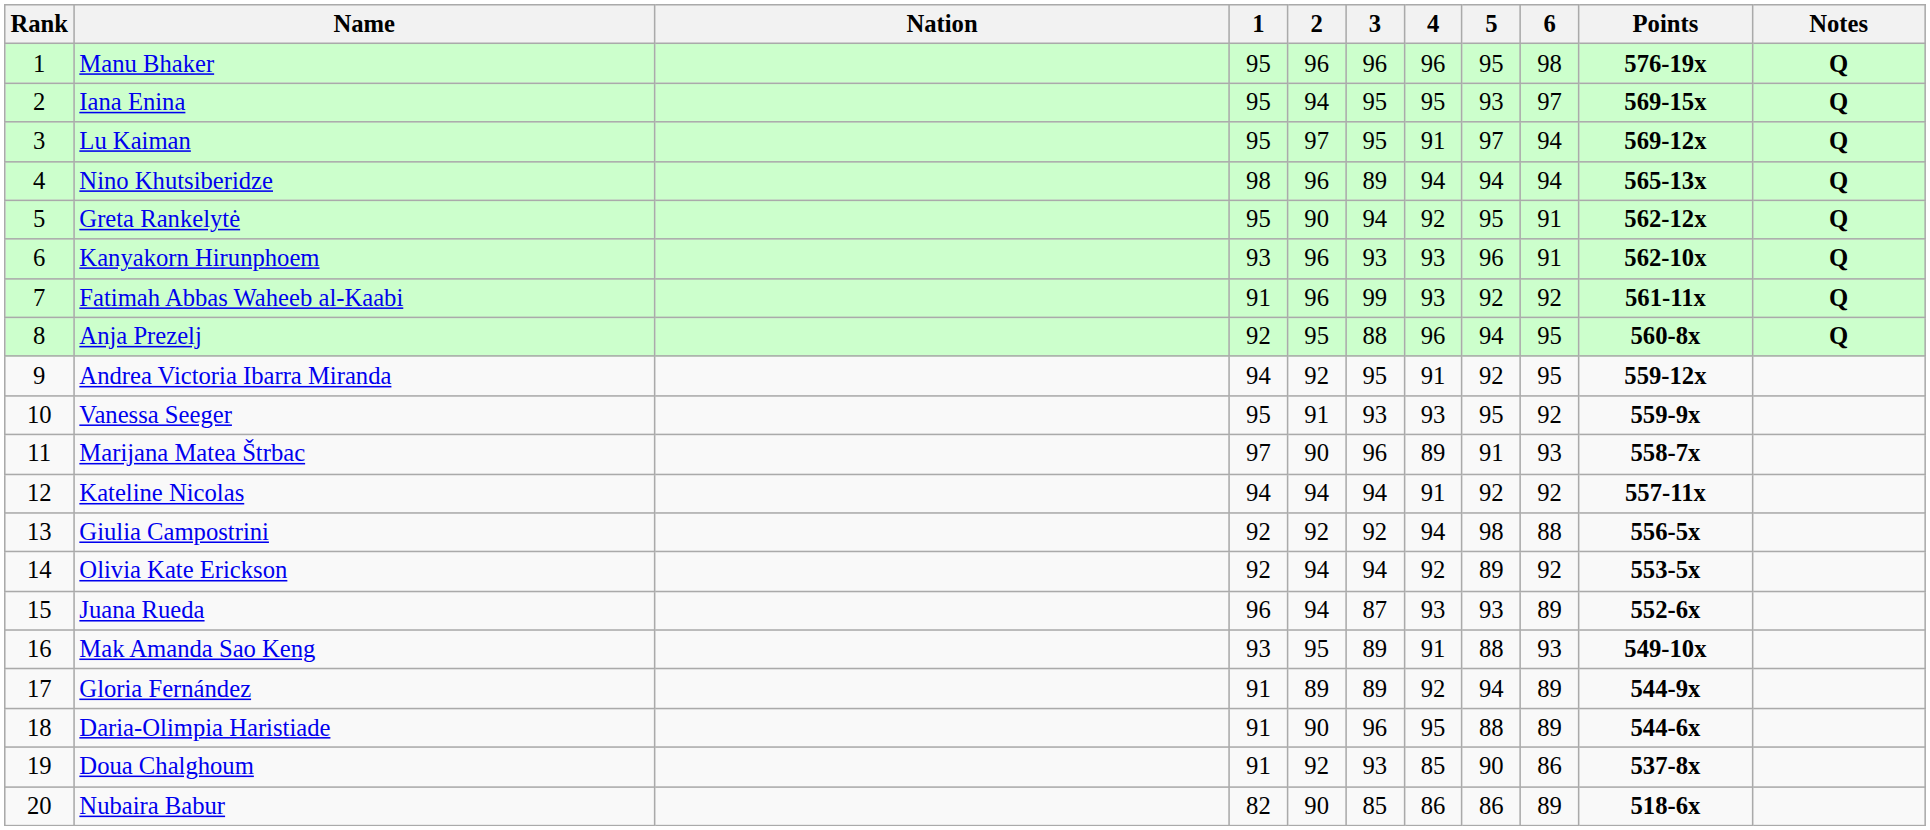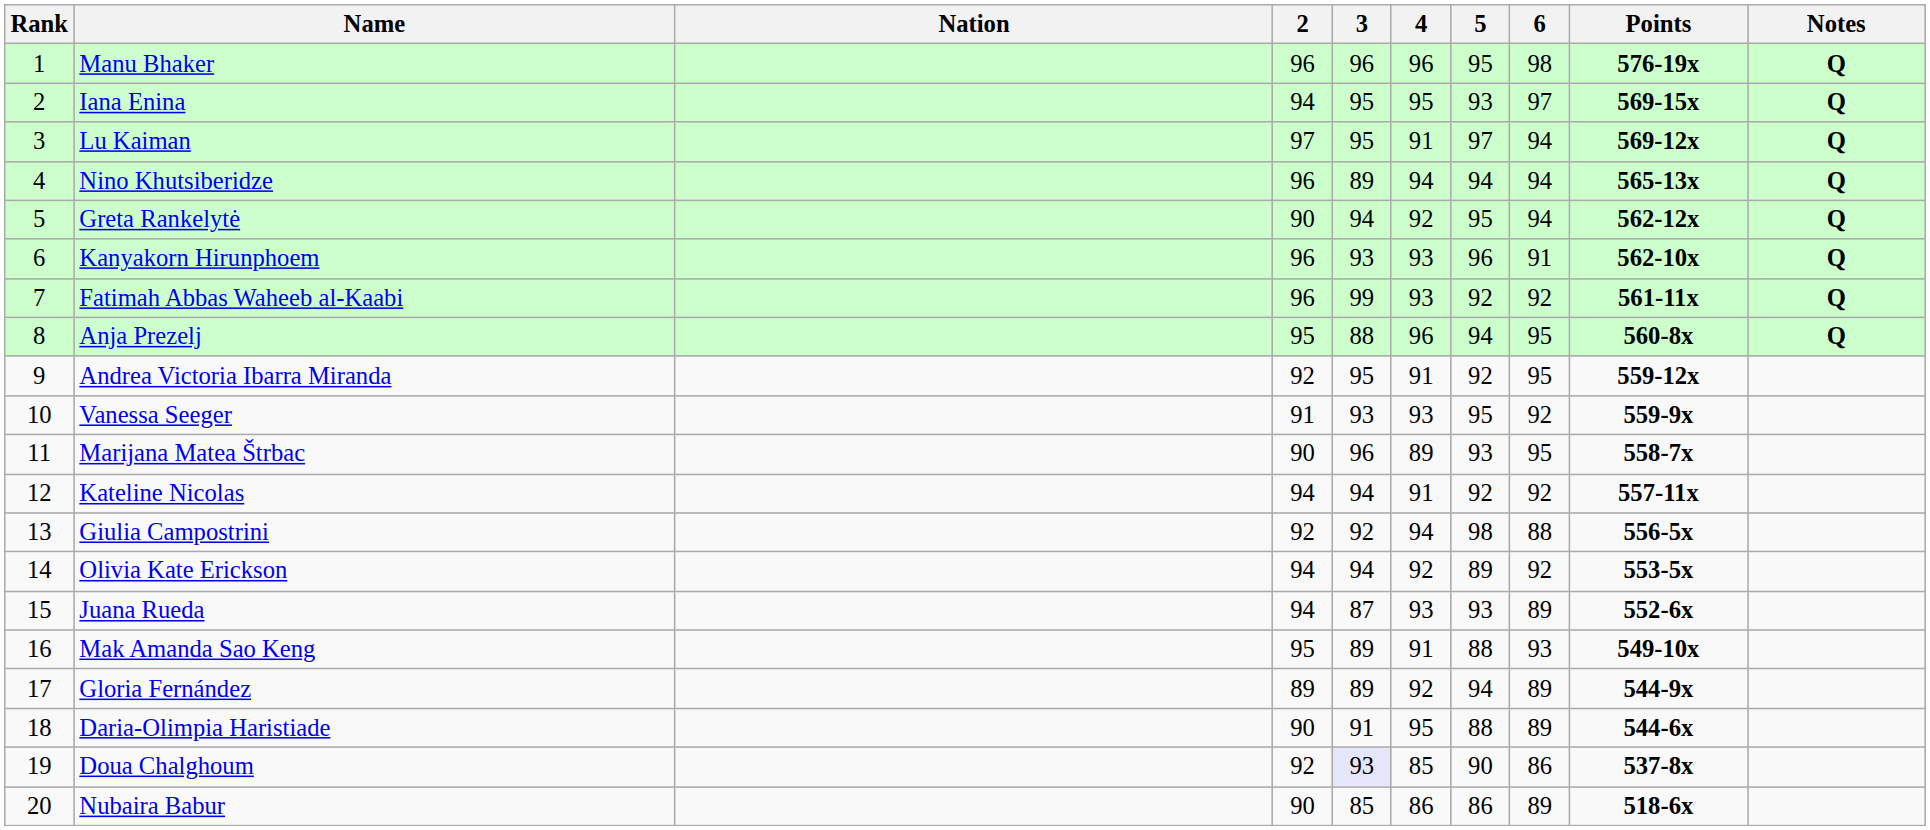- column: (1258, 24)
(1550, 219) 91 -> (1540, 219) 94
(1491, 453) 91 -> (1480, 453) 93
(1550, 453) 93 -> (1540, 453) 95
(1375, 727) 96 -> (1362, 727) 91
(1375, 766) no background -> (1362, 766) lavender background
